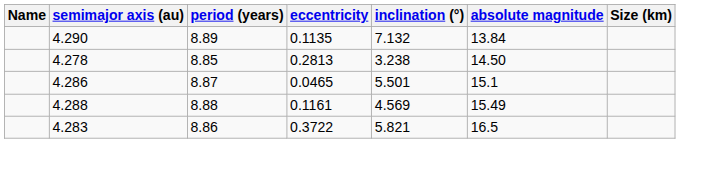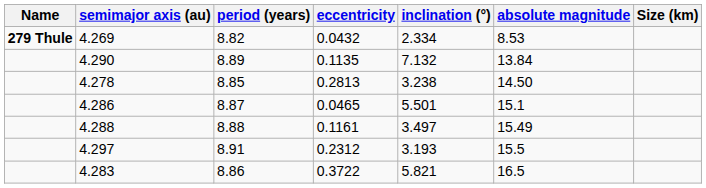+ row: (97, 37)
(392, 104) 4.569 -> (419, 127) 3.497
+ row: (97, 149)
